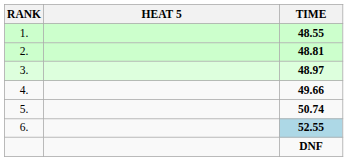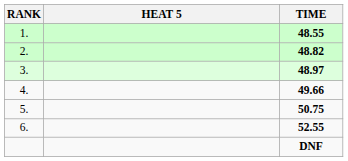(311, 52) 48.81 -> (311, 52) 48.82
(311, 109) 50.74 -> (311, 109) 50.75
(311, 128) lightblue background -> (311, 128) no background
